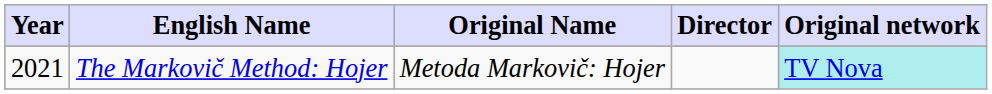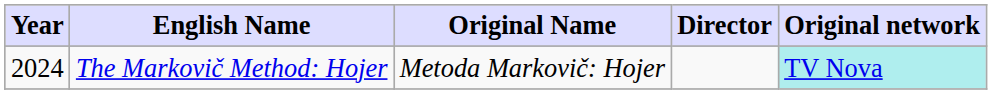(37, 67) 2021 -> (37, 67) 2024
